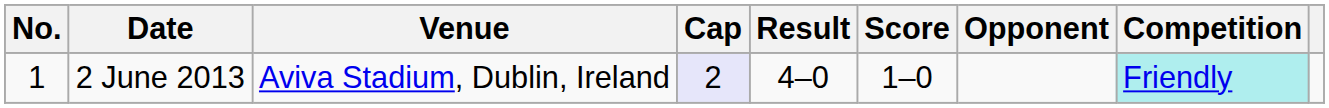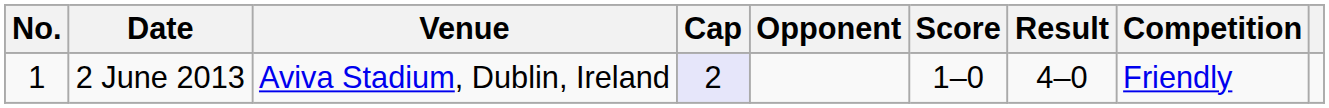columns swapped: (1036, 28) <-> (803, 28)
(1178, 77) paleturquoise background -> (1178, 77) no background
